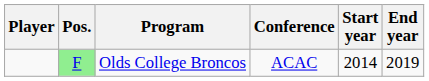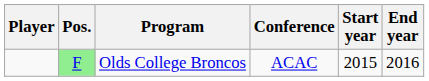(360, 62) 2014 -> (360, 62) 2015
(403, 62) 2019 -> (403, 62) 2016
